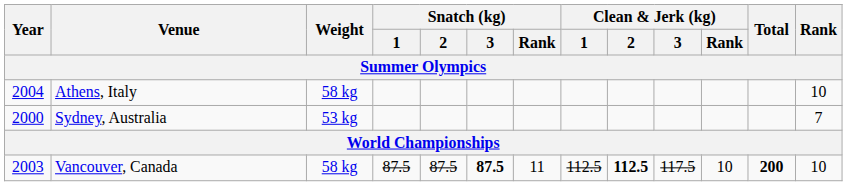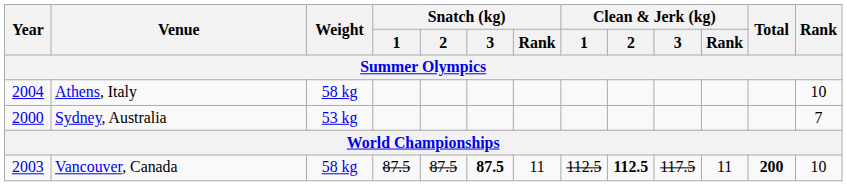(725, 167) 10 -> (725, 167) 11
